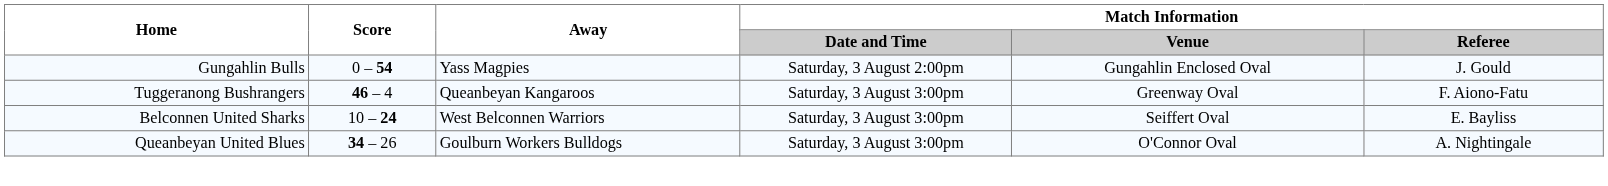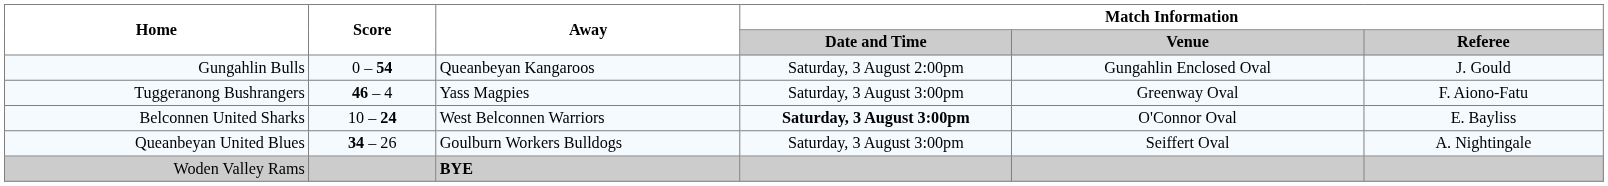(484, 67) Yass Magpies -> (517, 67) Queanbeyan Kangaroos
(517, 92) Queanbeyan Kangaroos -> (484, 92) Yass Magpies
(876, 118) normal -> (876, 118) bold
(1188, 118) Seiffert Oval -> (1188, 118) O'Connor Oval
(1188, 143) O'Connor Oval -> (1188, 143) Seiffert Oval
+ row: (239, 168)
